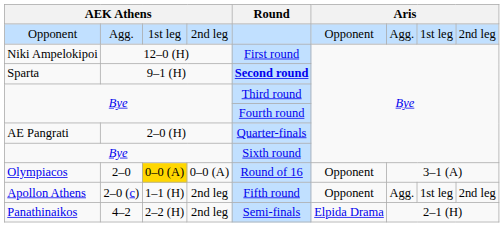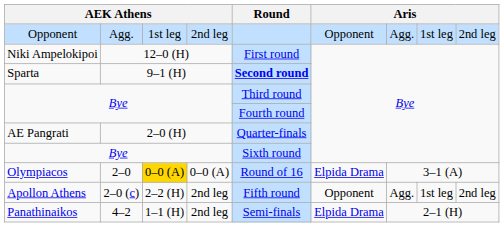(349, 172) Opponent -> (349, 172) Elpida Drama
(165, 192) 1–1 (H) -> (165, 192) 2–2 (H)
(165, 212) 2–2 (H) -> (165, 212) 1–1 (H)
